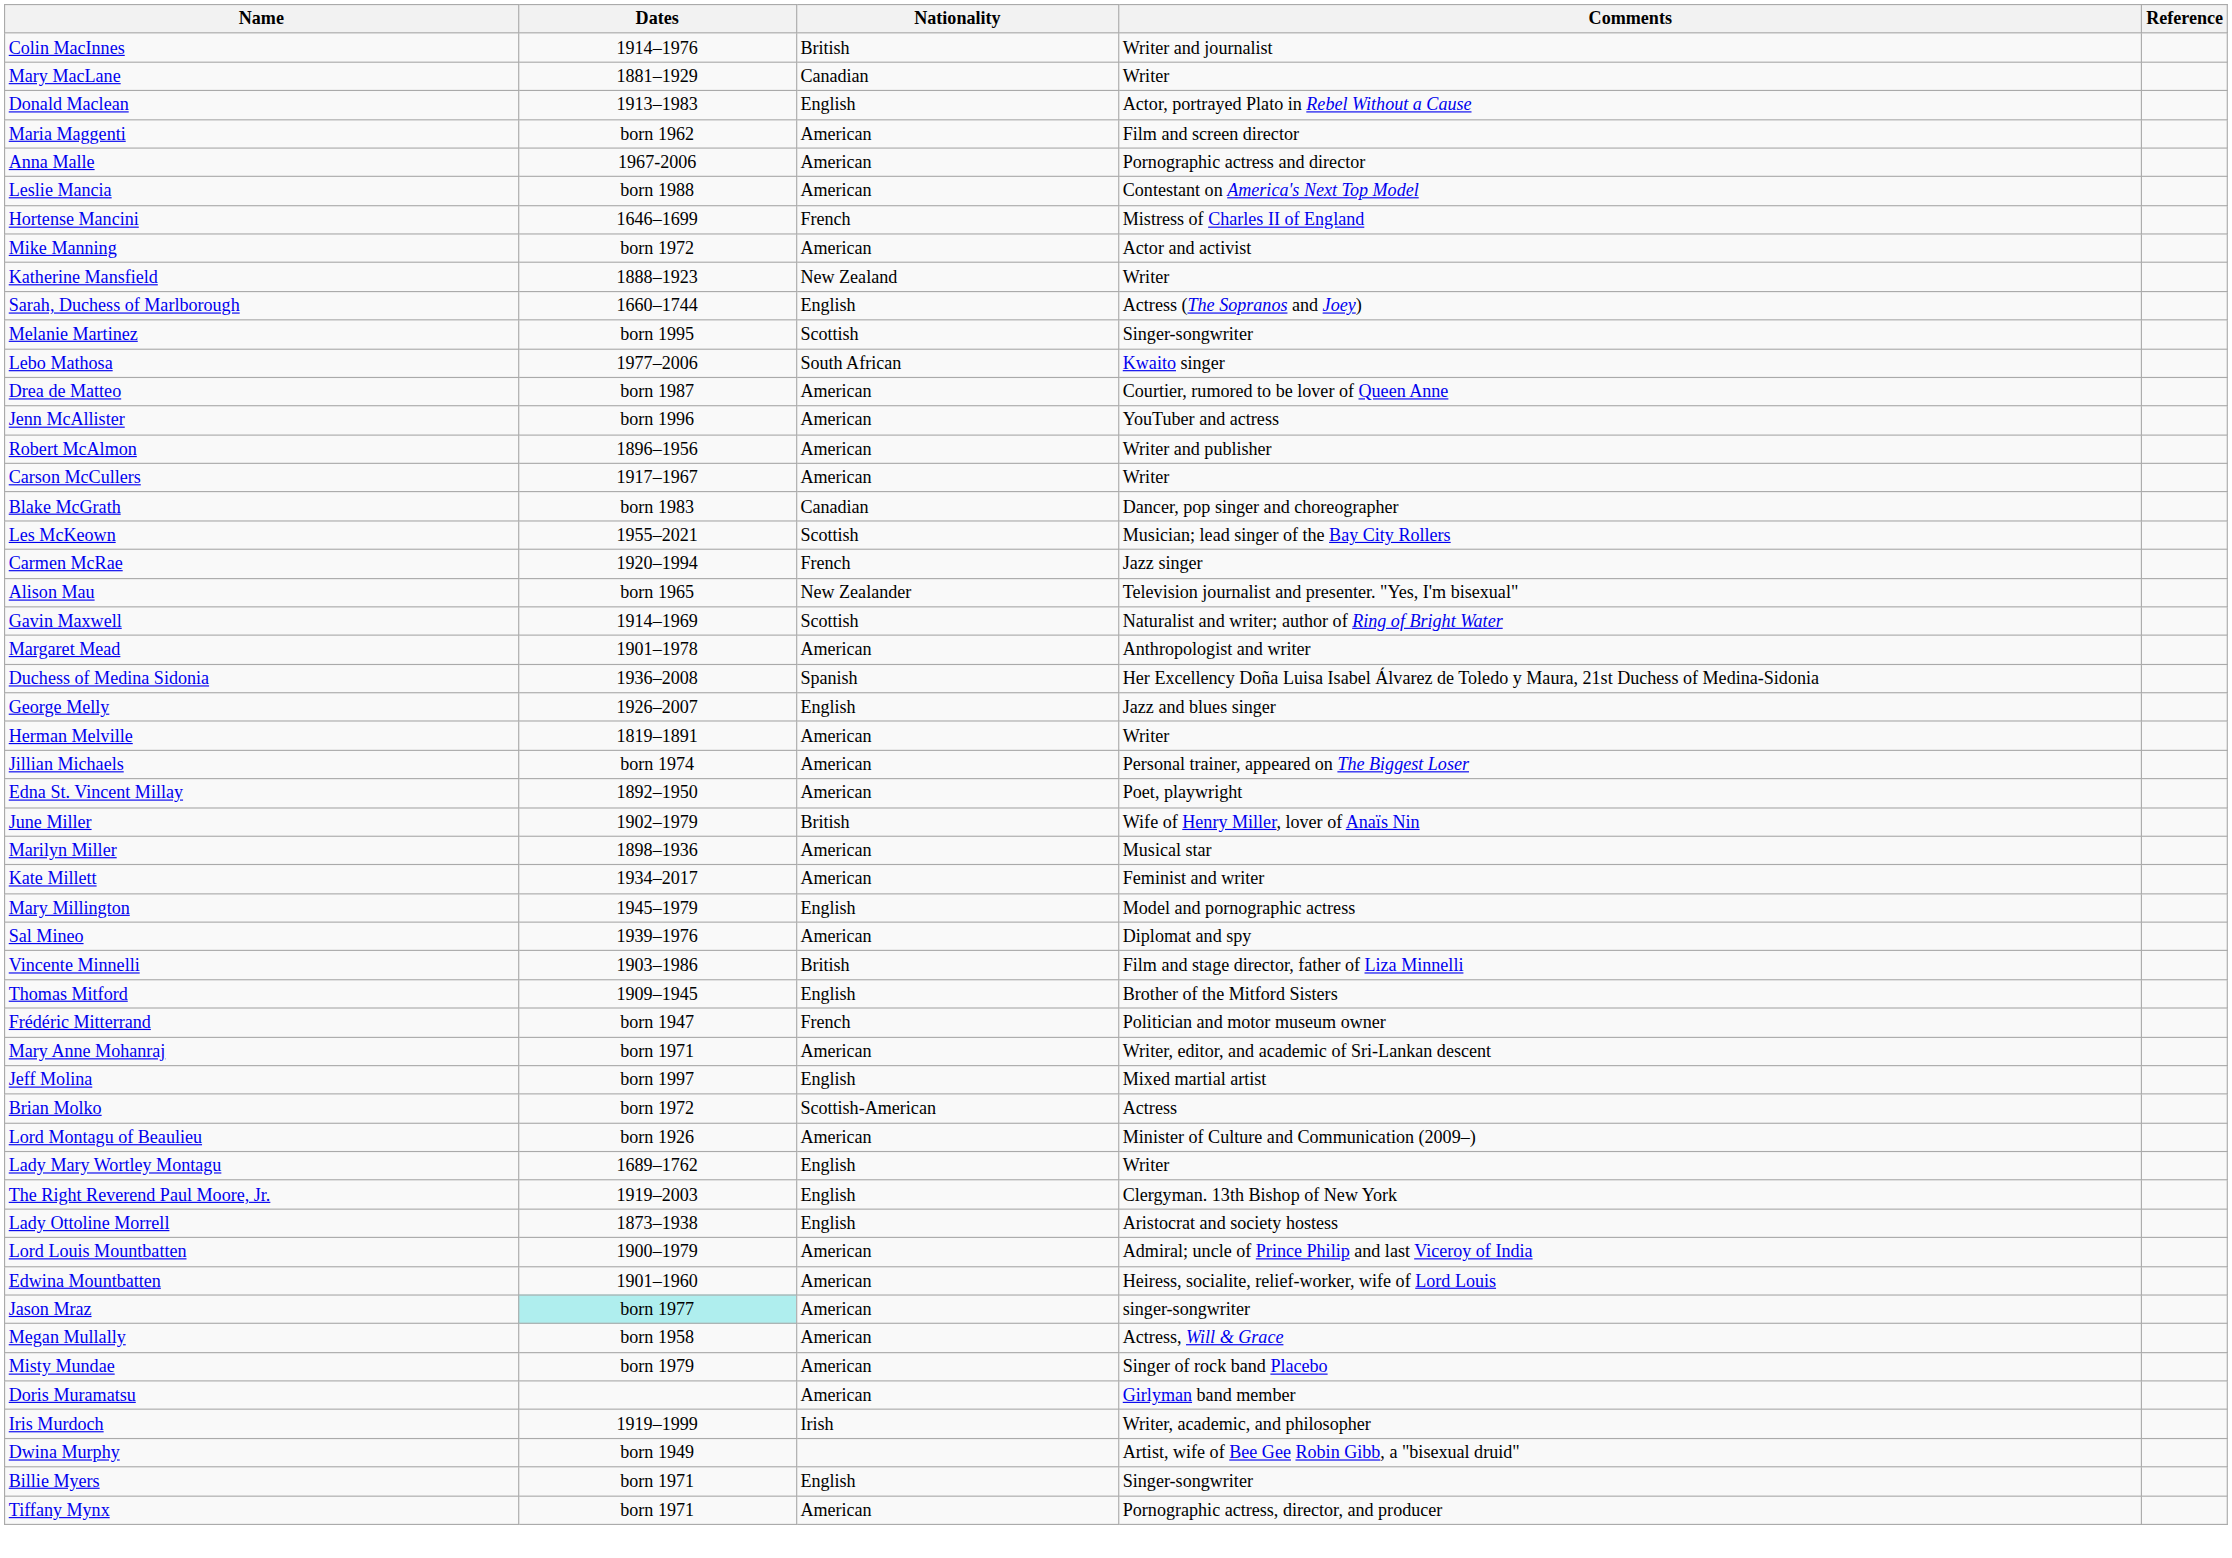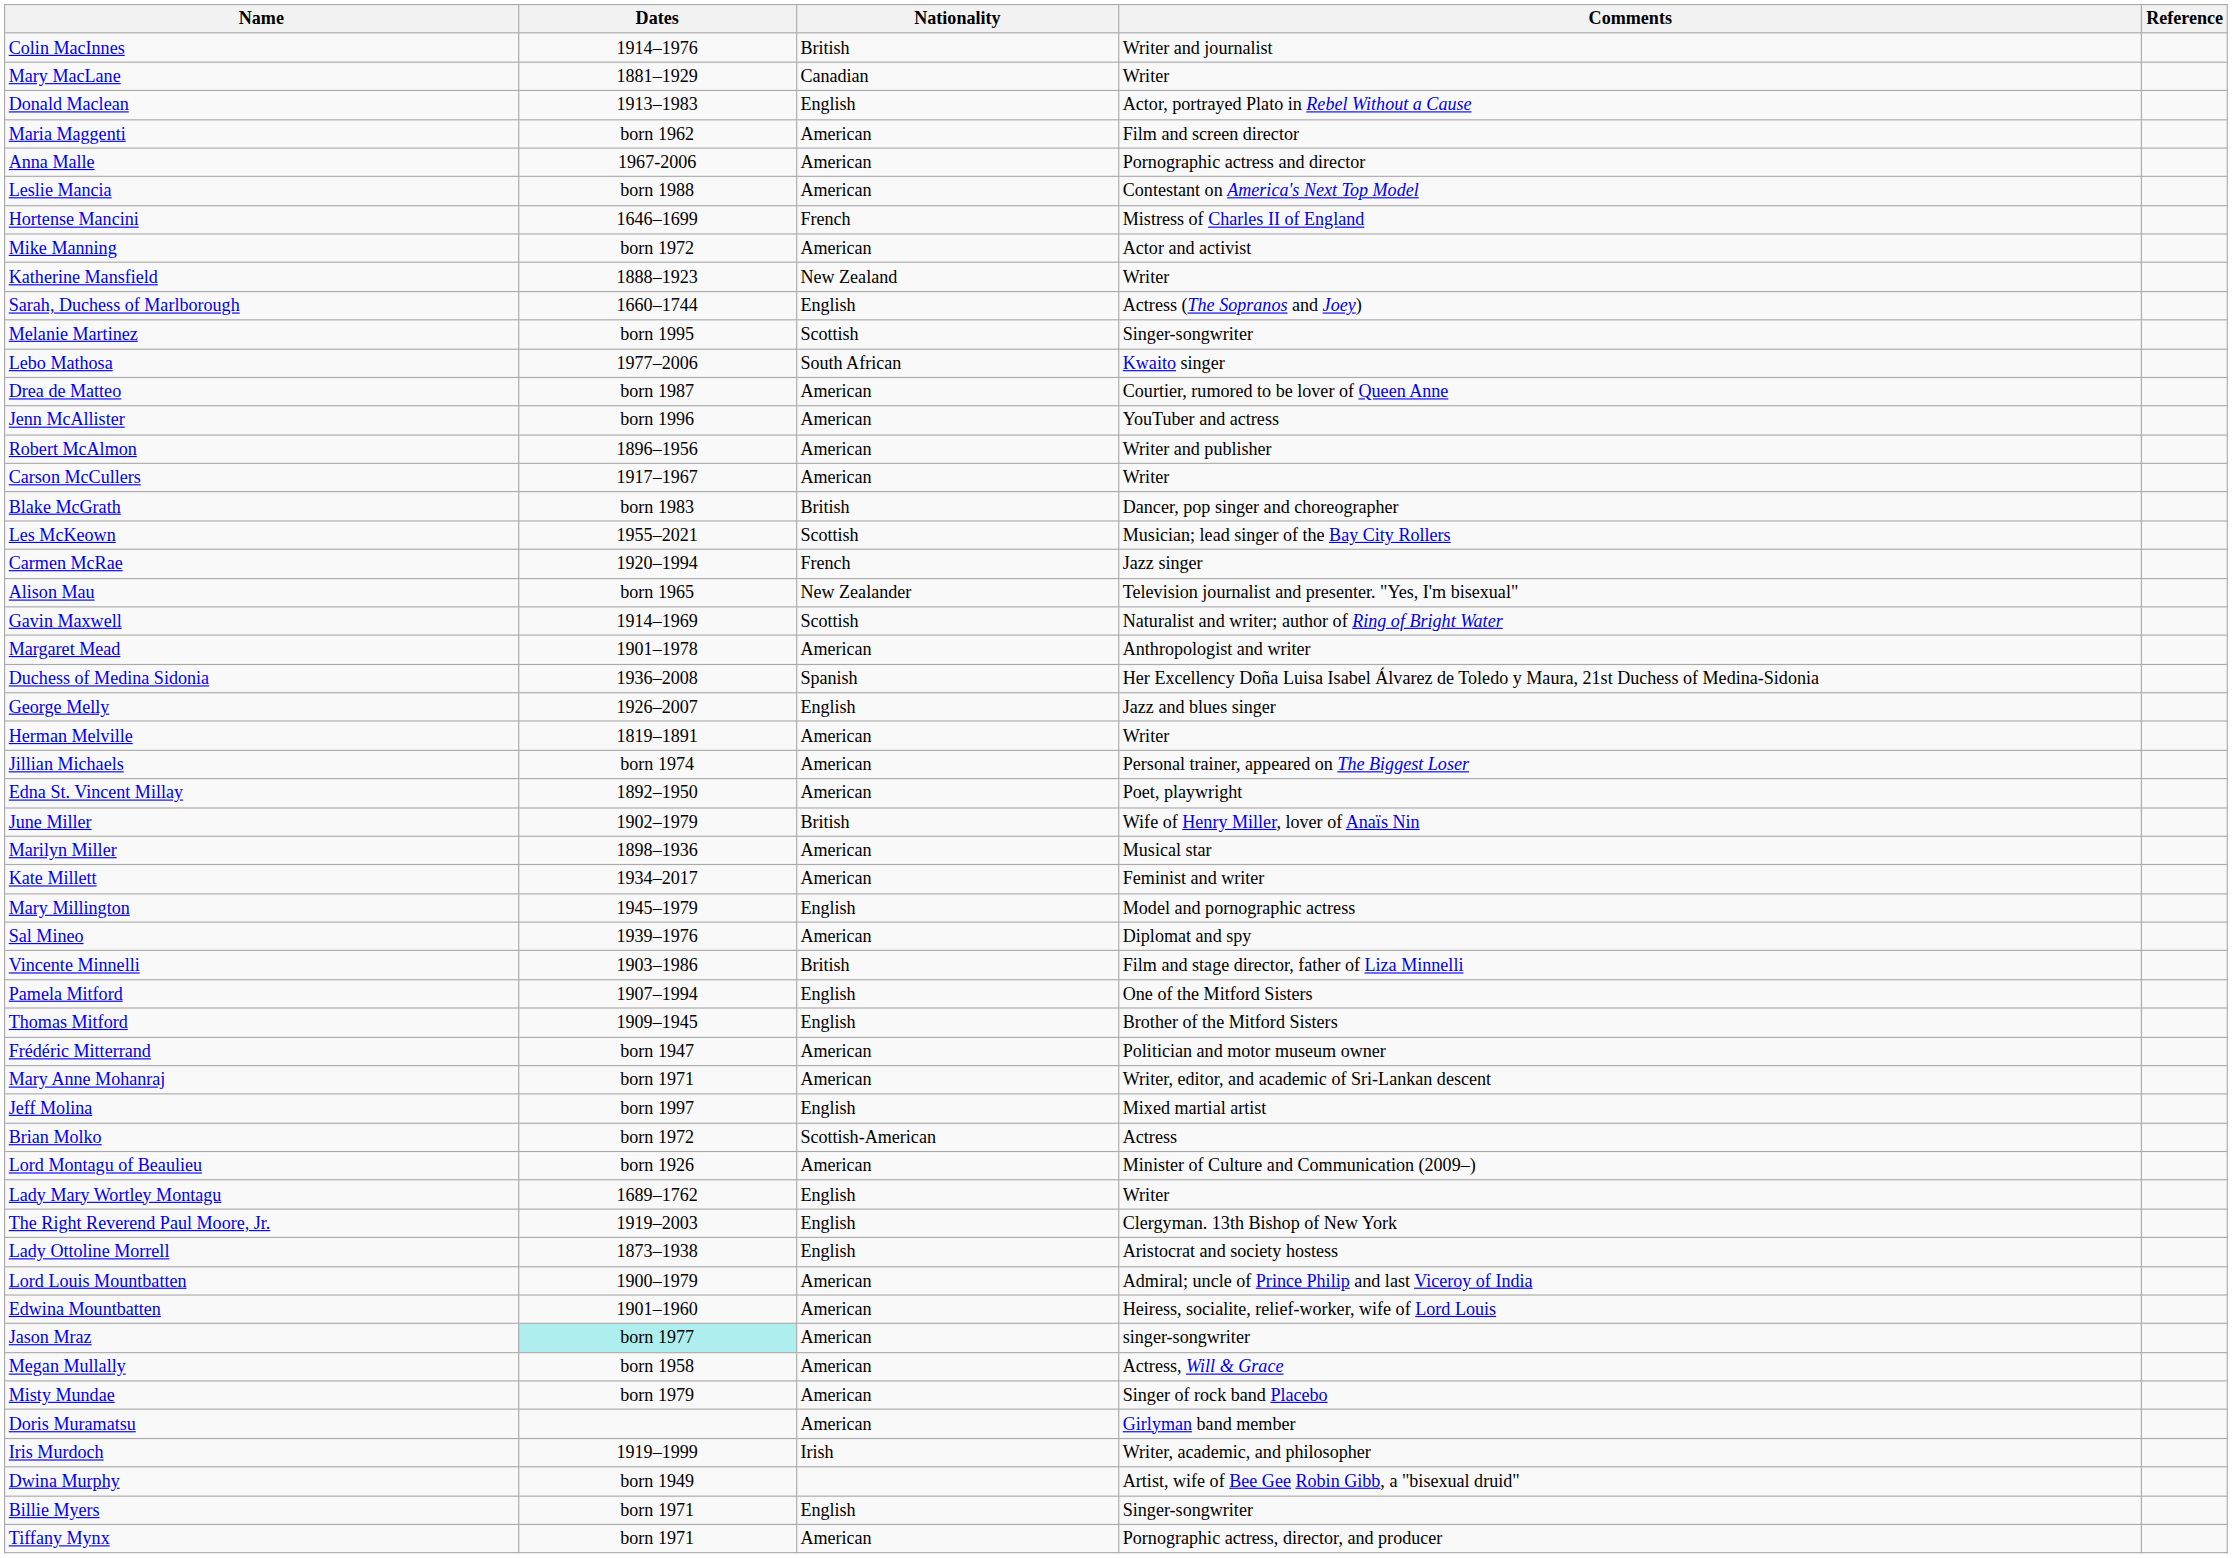(835, 506) Canadian -> (825, 506) British
+ row: (66, 993)
(825, 1022) French -> (836, 1051) American
